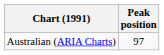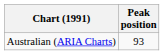(139, 41) 97 -> (139, 41) 93
